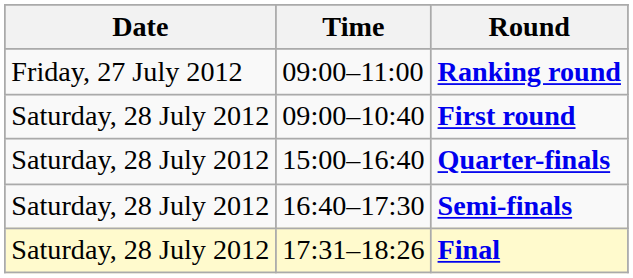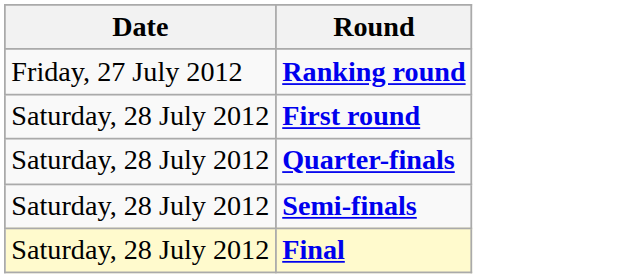- column: (353, 26)
